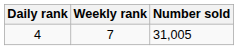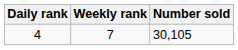(172, 34) 31,005 -> (172, 34) 30,105
